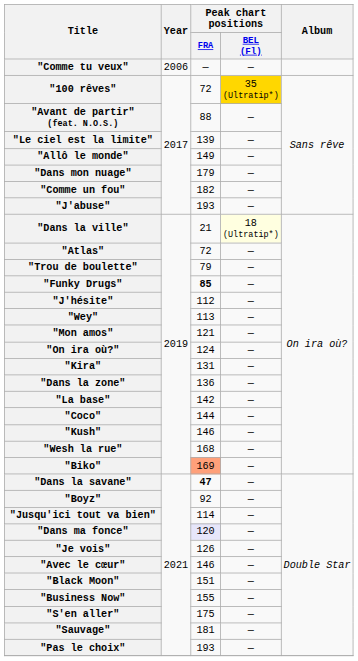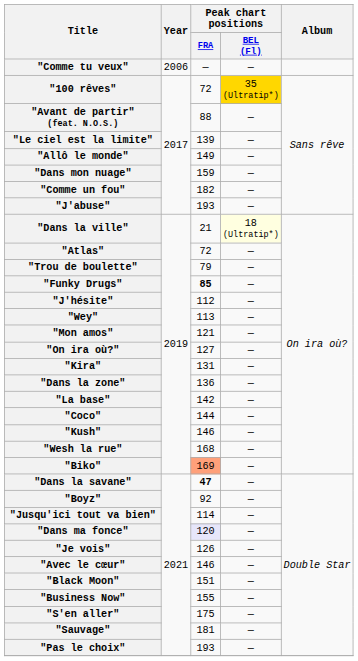(206, 173) 179 -> (206, 173) 159
(206, 350) 124 -> (206, 350) 127
